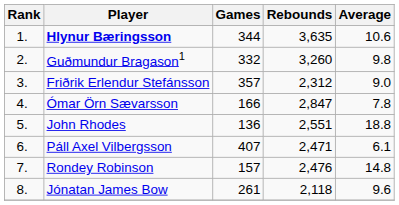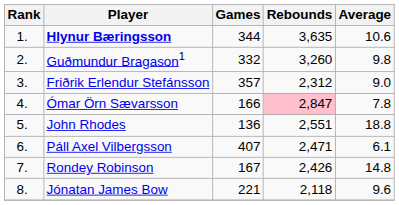(314, 104) no background -> (314, 104) pink background
(247, 167) 157 -> (247, 167) 167
(314, 167) 2,476 -> (314, 167) 2,426
(247, 189) 261 -> (247, 189) 221
